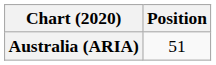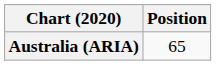(177, 45) 51 -> (177, 45) 65
